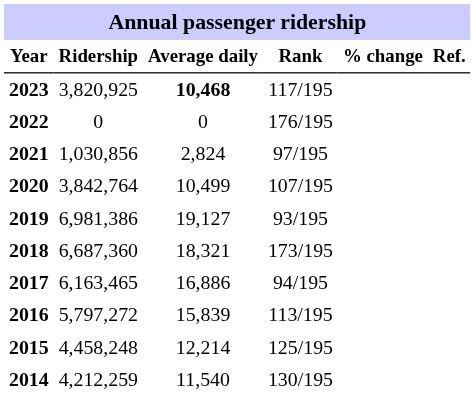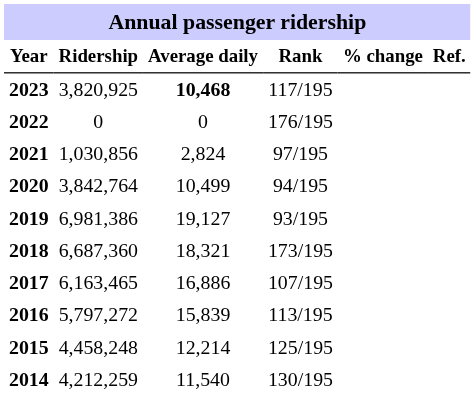(300, 186) 107/195 -> (300, 186) 94/195
(300, 282) 94/195 -> (300, 282) 107/195
